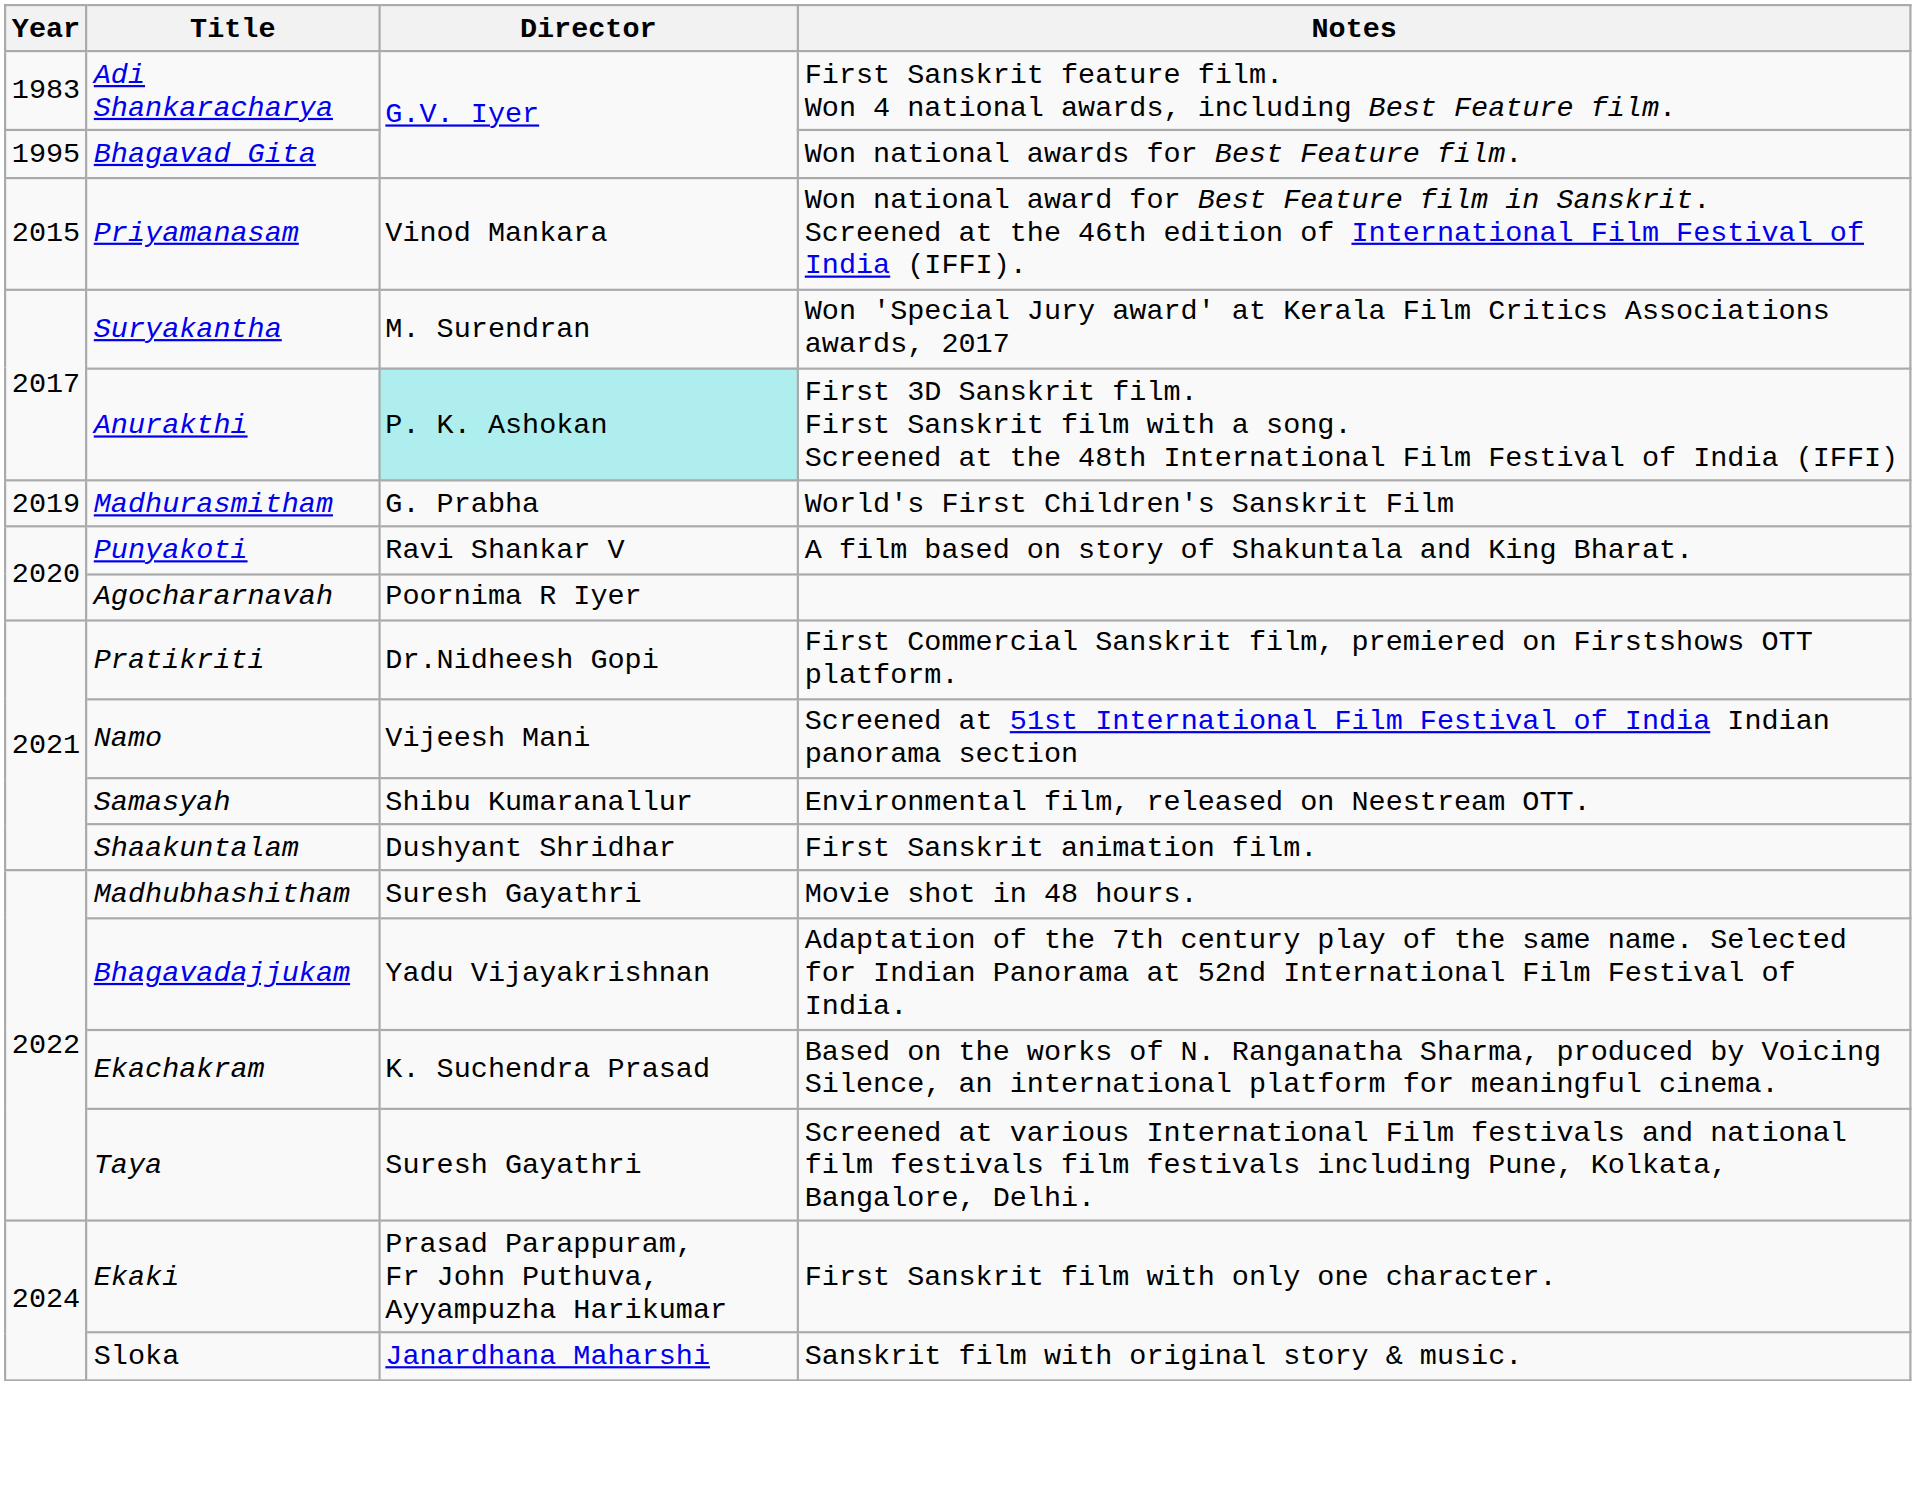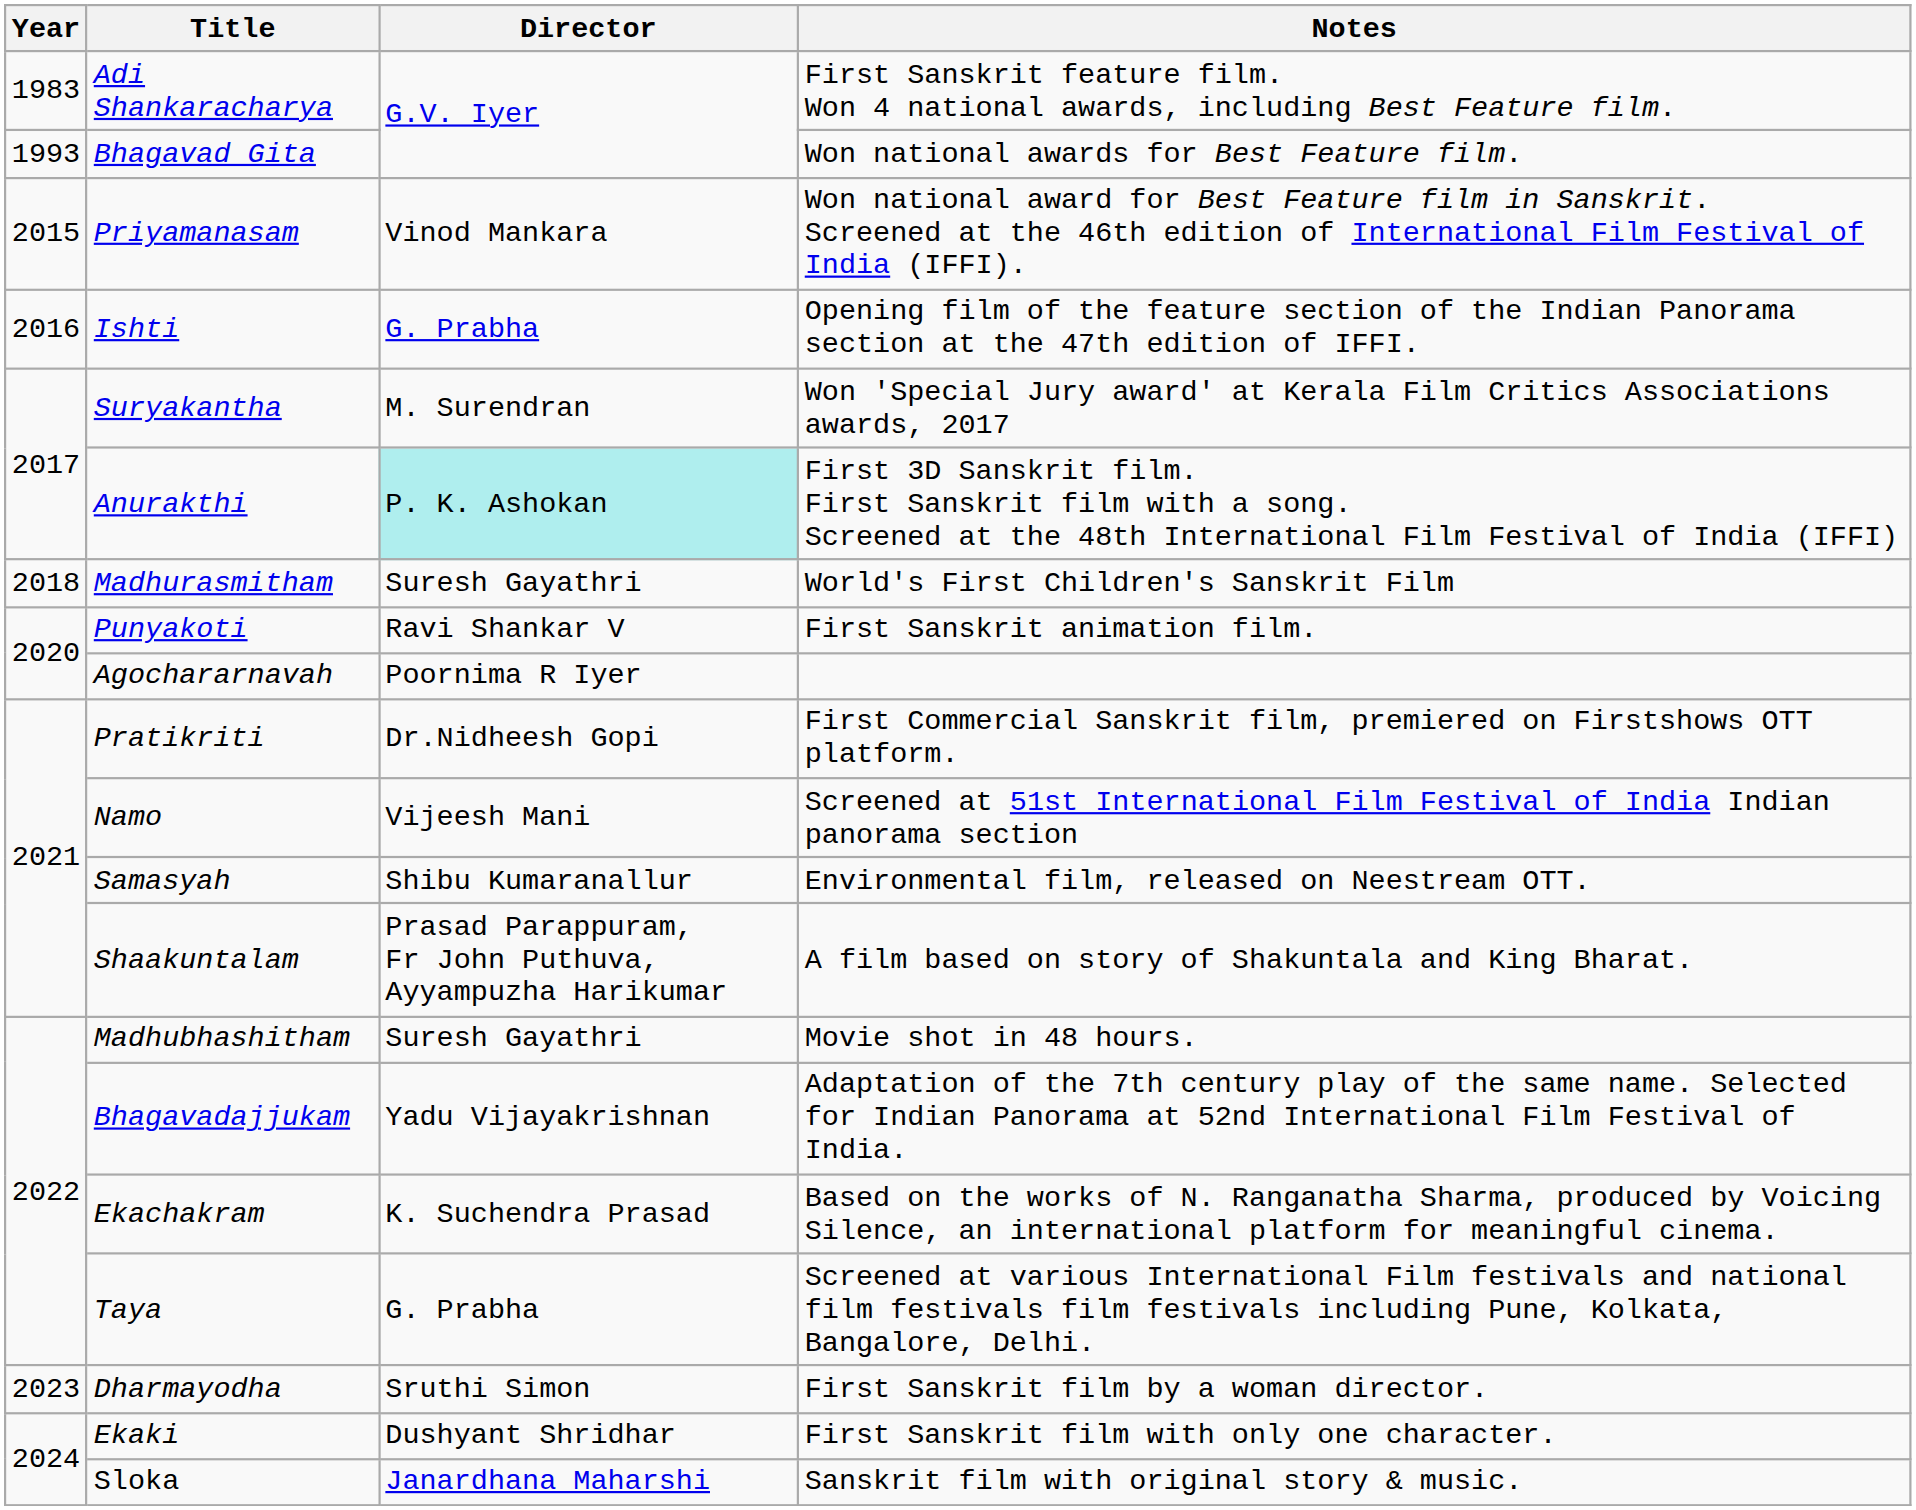(46, 154) 1995 -> (46, 154) 1993
+ row: (137, 329)
(46, 504) 2019 -> (46, 583) 2018
(462, 504) G. Prabha -> (514, 583) Suresh Gayathri
(1249, 550) A film based on story of Shakuntala and King Bharat. -> (1061, 629) First Sanskrit animation film.
(531, 848) Dushyant Shridhar -> (556, 960) Prasad Parappuram, Fr John Puthuva, Ayyampuzha Harikumar
(1061, 848) First Sanskrit animation film. -> (1249, 960) A film based on story of Shakuntala and King Bharat.
(514, 1165) Suresh Gayathri -> (462, 1310) G. Prabha
+ row: (188, 1389)
(556, 1277) Prasad Parappuram, Fr John Puthuva, Ayyampuzha Harikumar -> (531, 1436) Dushyant Shridhar
